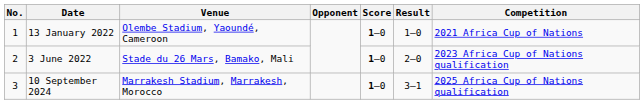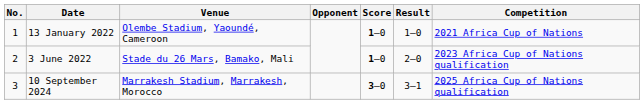(377, 86) 1–0 -> (377, 86) 3–0
